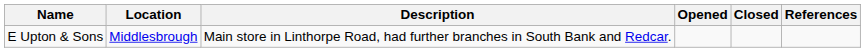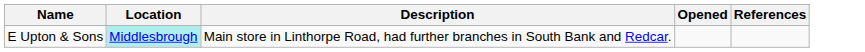- column: (756, 15)
(153, 36) no background -> (153, 36) paleturquoise background
